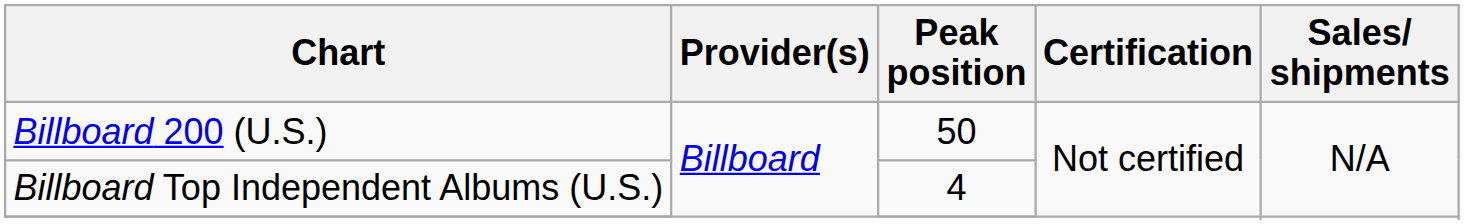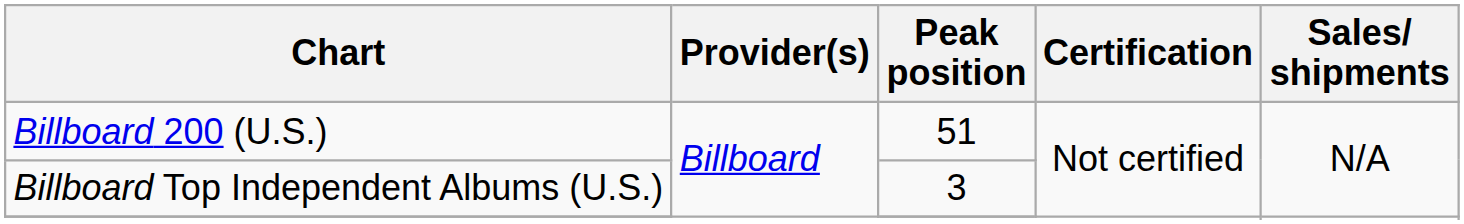(956, 130) 50 -> (956, 130) 51
(956, 187) 4 -> (956, 187) 3
